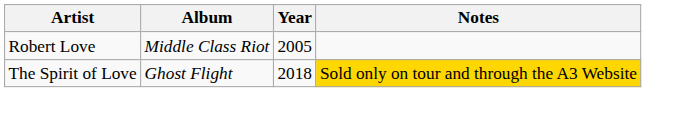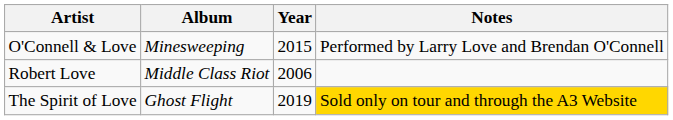+ row: (72, 45)
(295, 45) 2005 -> (295, 73) 2006
(295, 73) 2018 -> (295, 100) 2019
